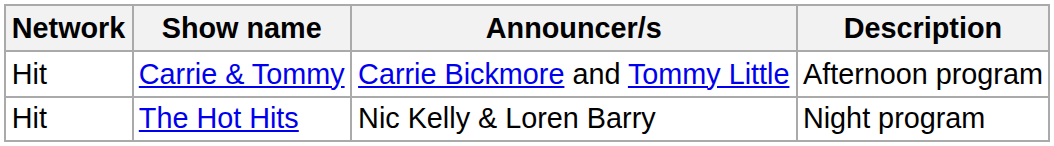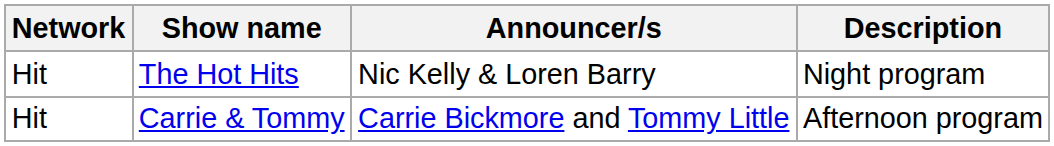rows swapped: (242, 74) <-> (219, 119)
